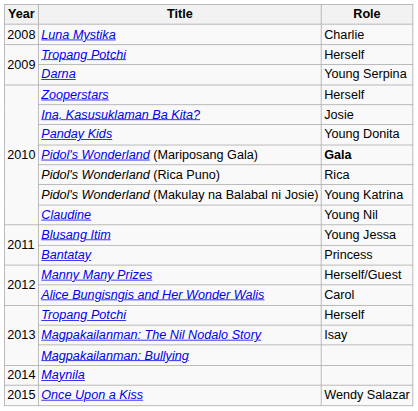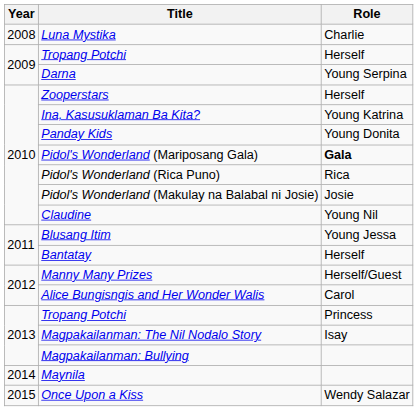(339, 114) Josie -> (364, 114) Young Katrina
(364, 194) Young Katrina -> (339, 194) Josie
(348, 255) Princess -> (344, 255) Herself
(344, 315) Herself -> (348, 315) Princess
